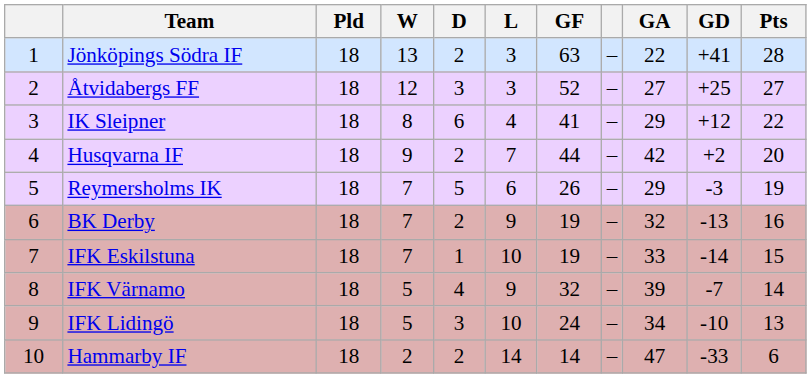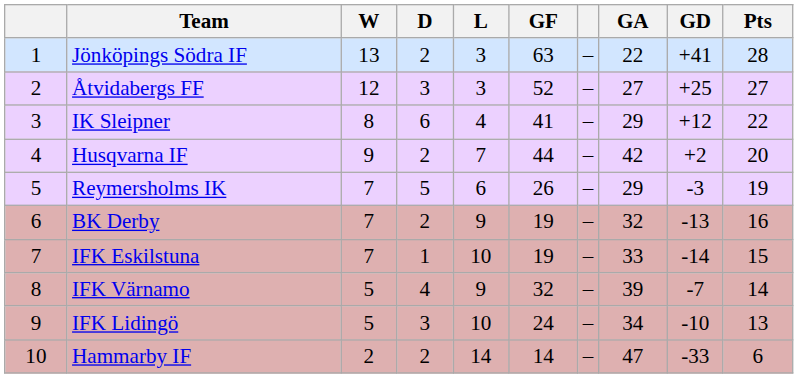- column: (349, 21)
